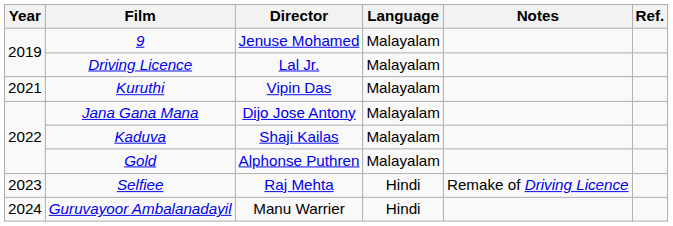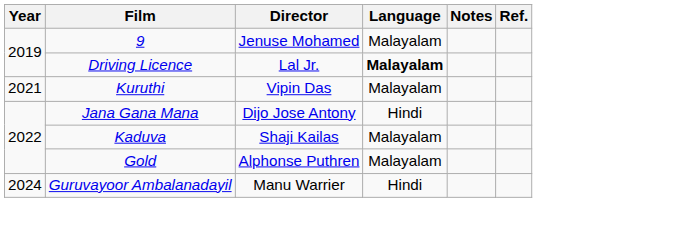(403, 64) normal -> (405, 64) bold
(403, 112) Malayalam -> (405, 112) Hindi
- row: (140, 185)
